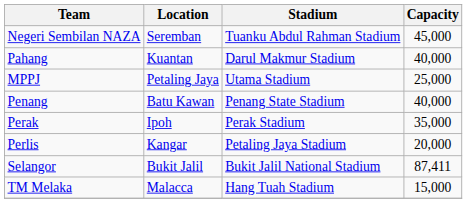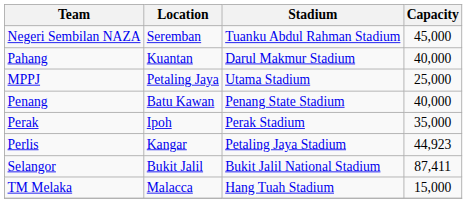(433, 144) 20,000 -> (433, 144) 44,923
